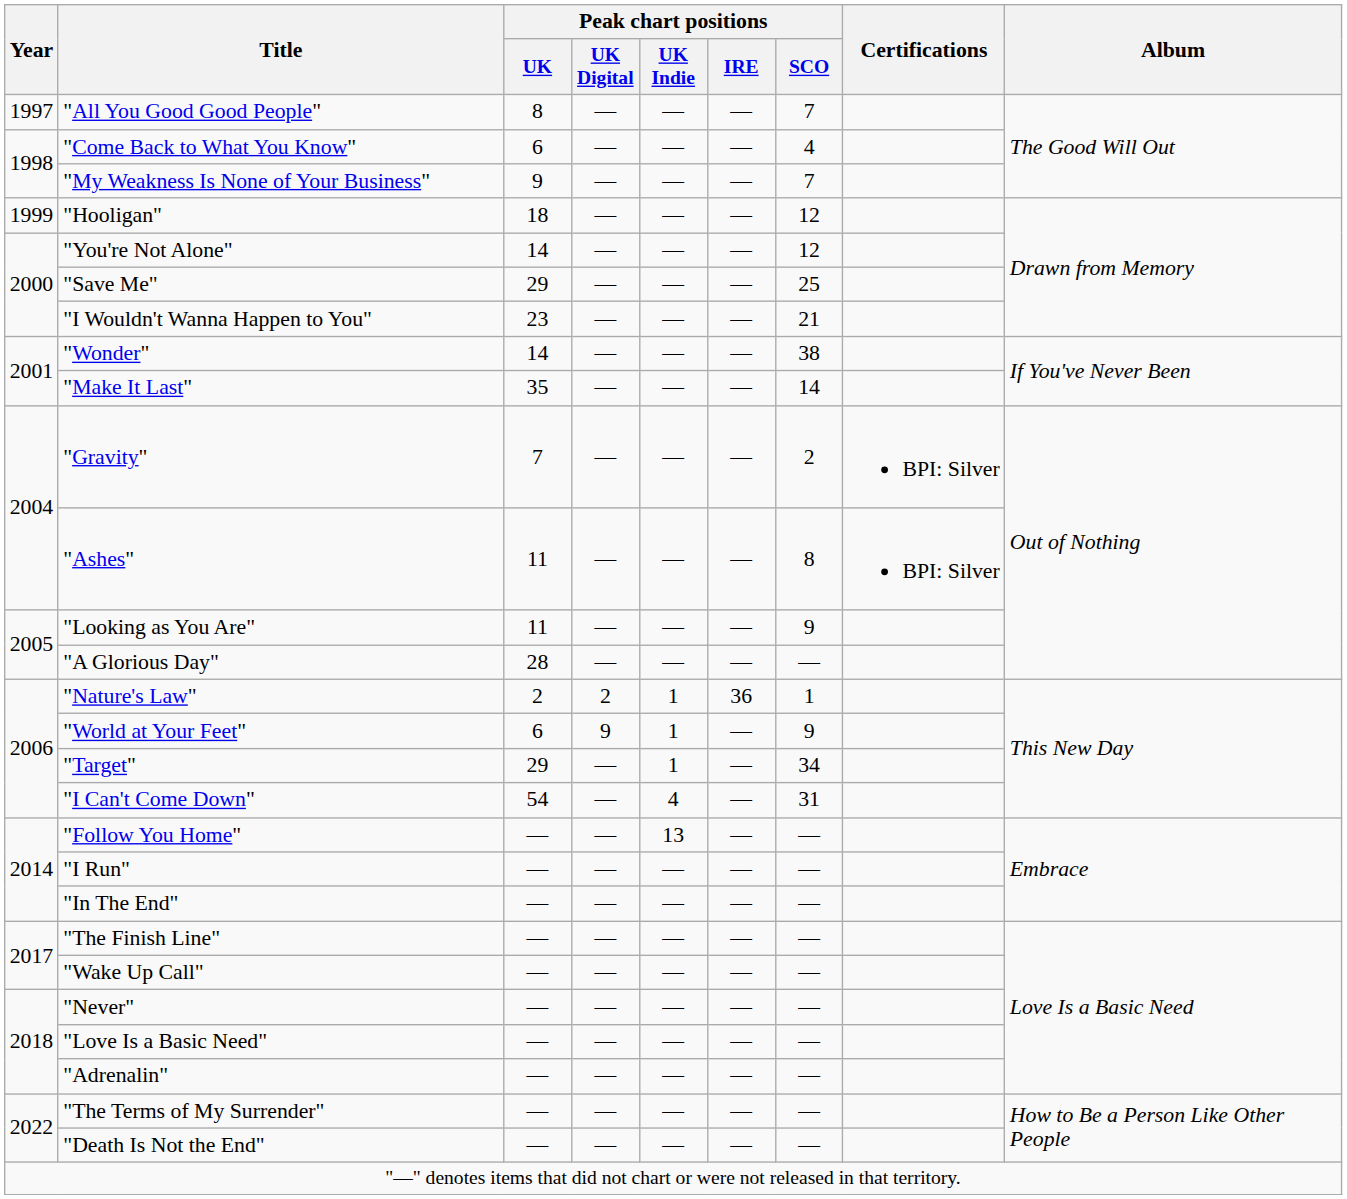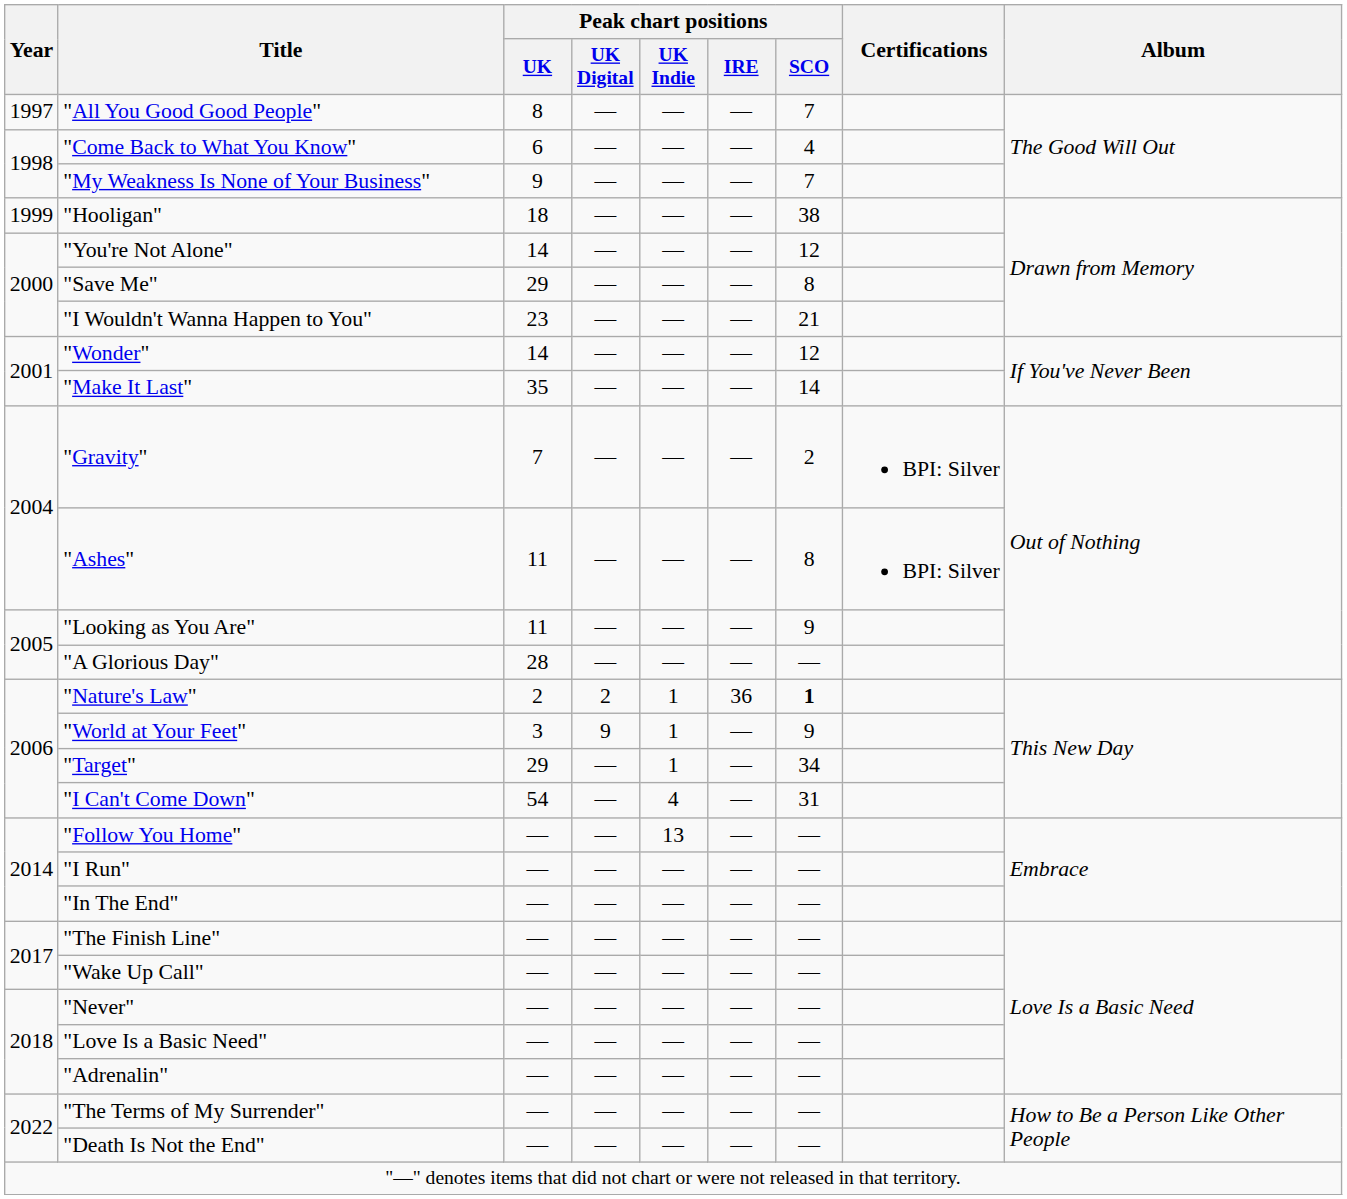(809, 215) 12 -> (809, 215) 38
(809, 284) 25 -> (809, 284) 8
(809, 353) 38 -> (809, 353) 12
(809, 696) normal -> (809, 696) bold
(537, 730) 6 -> (537, 730) 3
